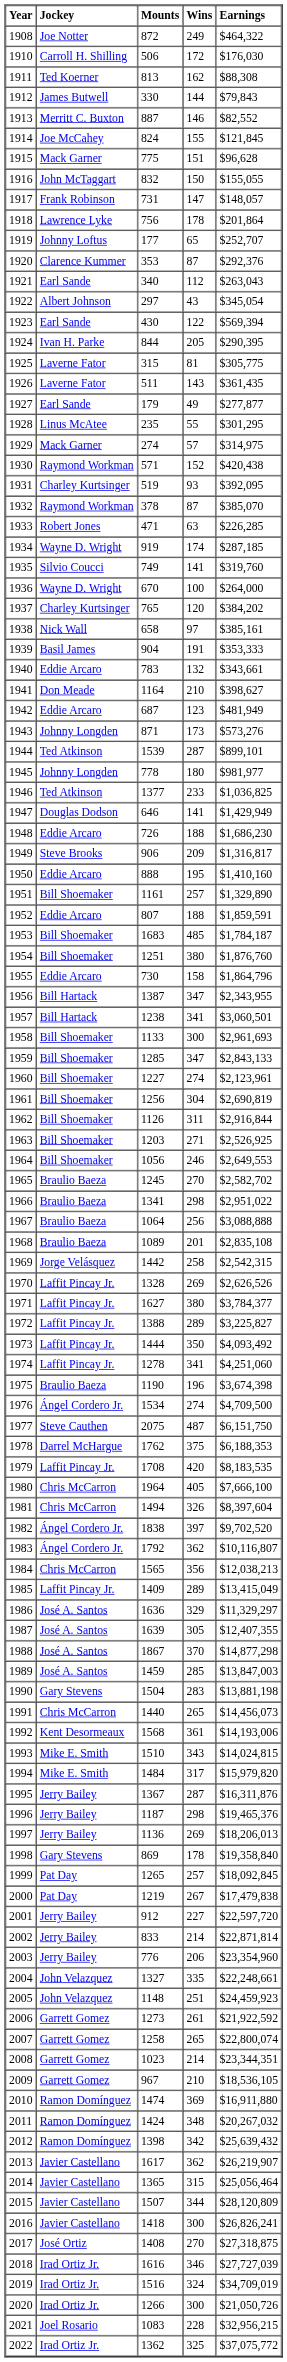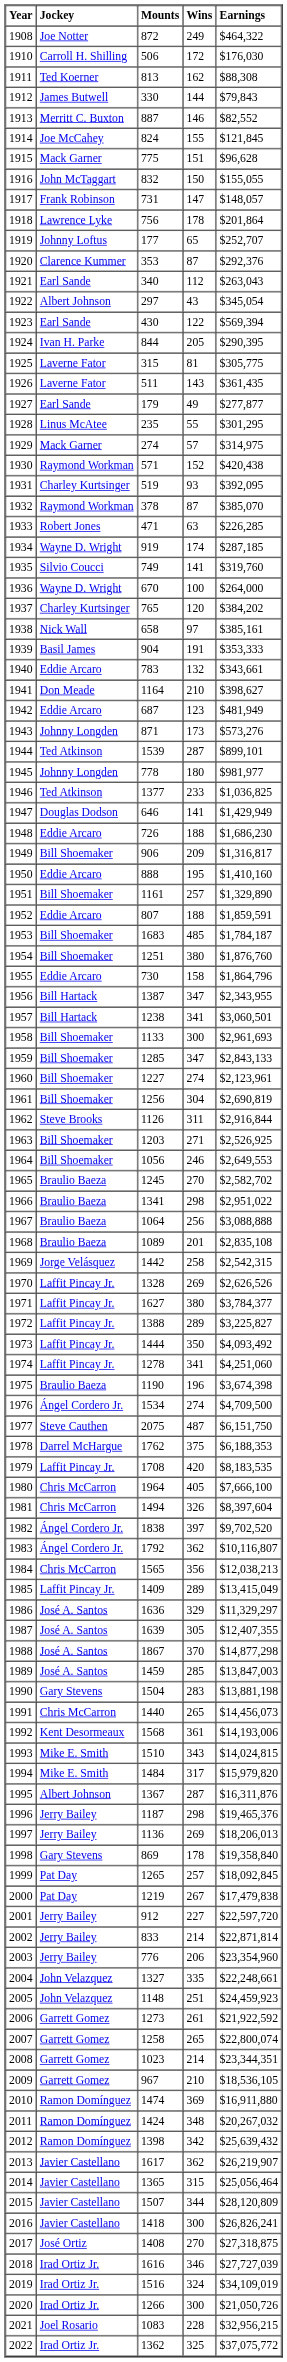(71, 853) Steve Brooks -> (76, 853) Bill Shoemaker
(76, 1119) Bill Shoemaker -> (71, 1119) Steve Brooks
(68, 1794) Jerry Bailey -> (75, 1794) Albert Johnson
(249, 2284) $34,709,019 -> (249, 2284) $34,109,019
